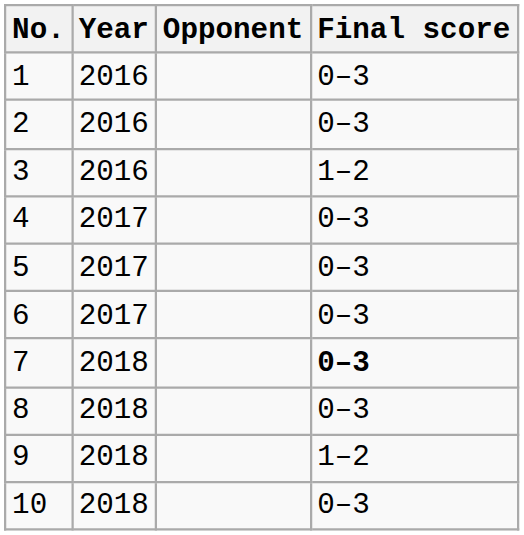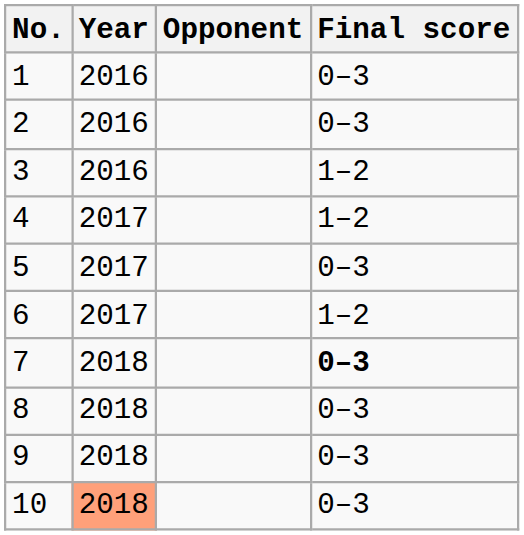(344, 220) 0–3 -> (344, 220) 1–2
(344, 315) 0–3 -> (344, 315) 1–2
(344, 458) 1–2 -> (344, 458) 0–3
(114, 506) no background -> (114, 506) lightsalmon background
